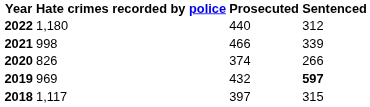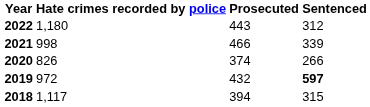(240, 26) 440 -> (240, 26) 443
(47, 79) 969 -> (47, 79) 972
(240, 96) 397 -> (240, 96) 394
